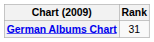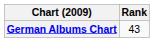(134, 29) 31 -> (134, 29) 43
